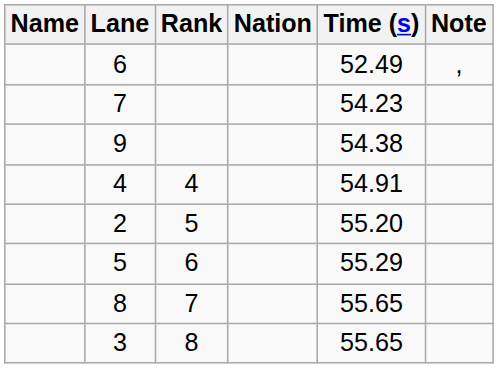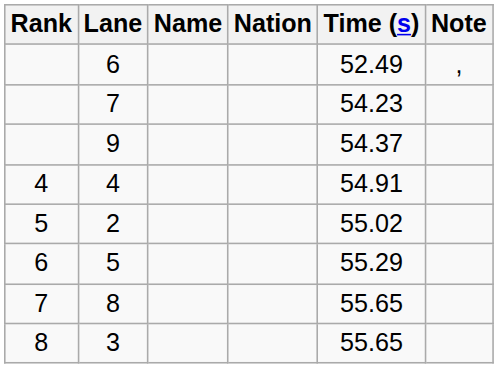columns swapped: (191, 24) <-> (45, 24)
(371, 143) 54.38 -> (371, 143) 54.37
(371, 223) 55.20 -> (371, 223) 55.02
